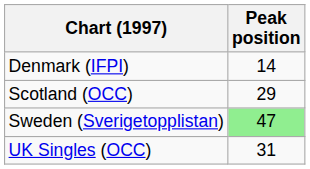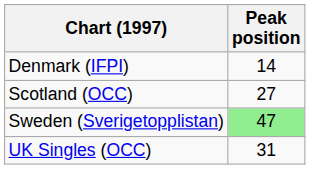(266, 94) 29 -> (266, 94) 27
